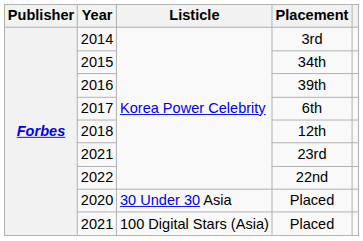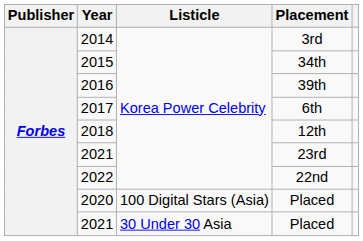(176, 200) 30 Under 30 Asia -> (194, 200) 100 Digital Stars (Asia)
(194, 223) 100 Digital Stars (Asia) -> (176, 223) 30 Under 30 Asia
